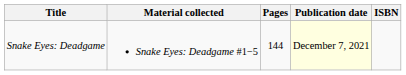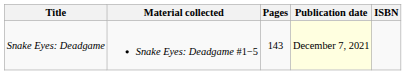(275, 45) 144 -> (275, 45) 143
